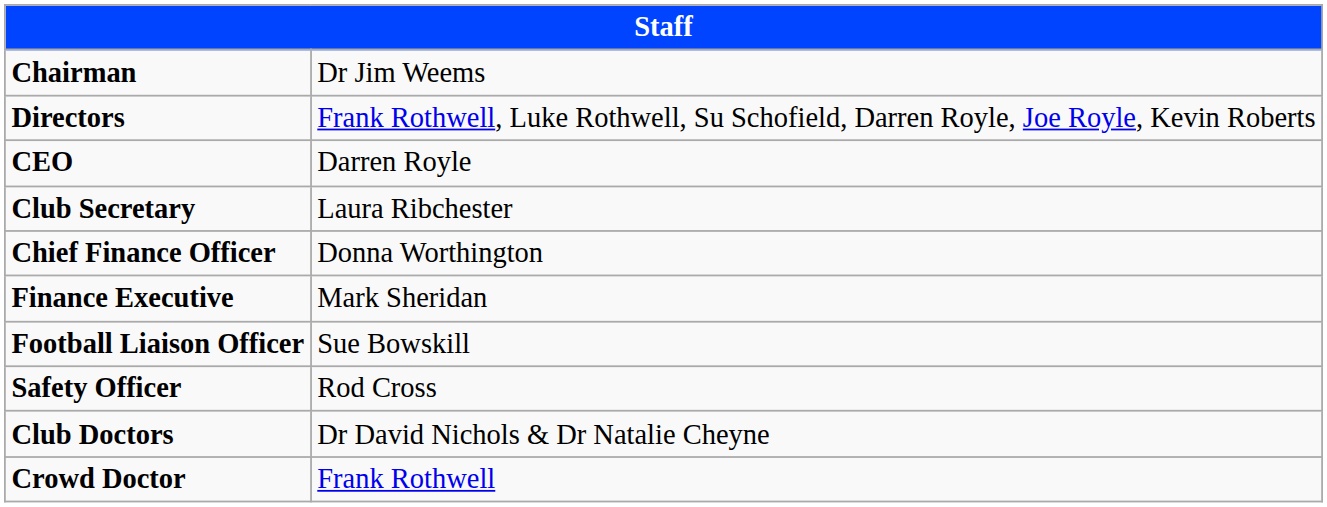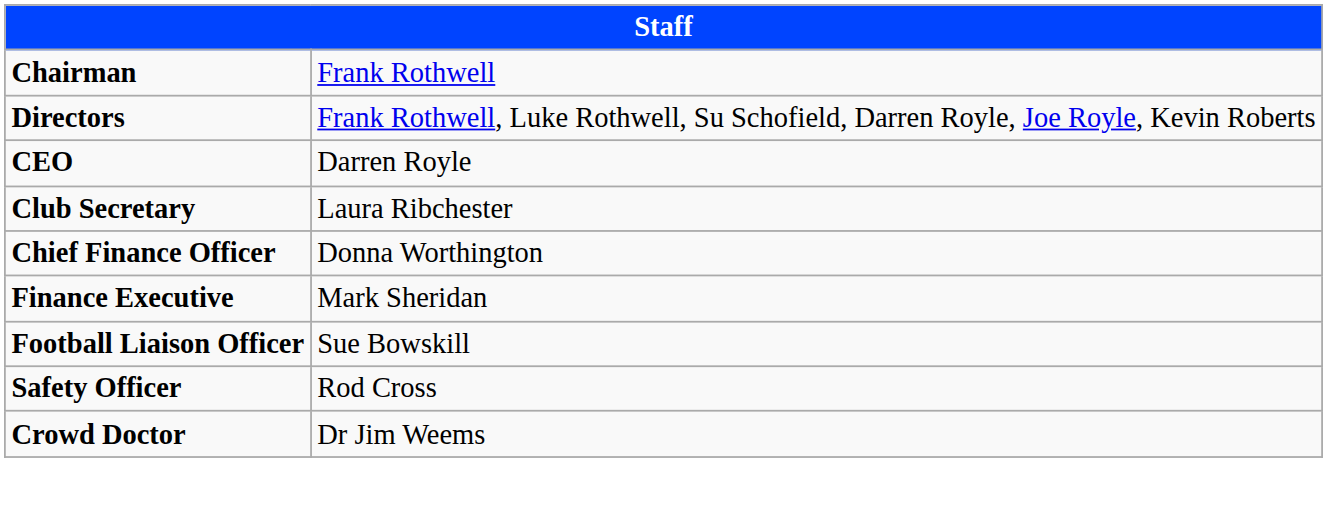(401, 72) Dr Jim Weems -> (406, 72) Frank Rothwell
- row: (93, 433)
(406, 478) Frank Rothwell -> (401, 433) Dr Jim Weems
